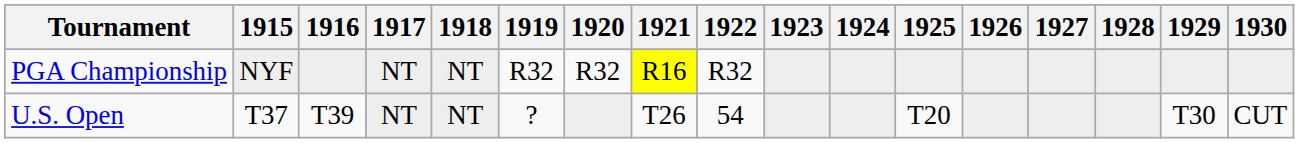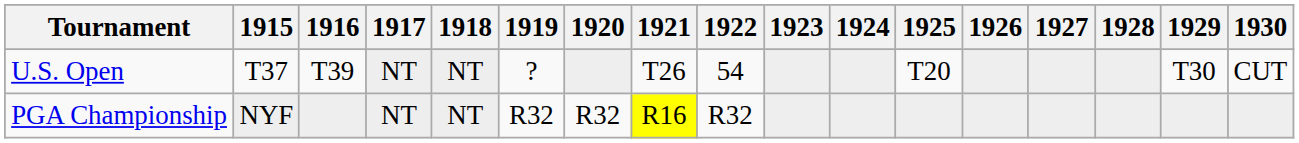rows swapped: (68, 115) <-> (119, 71)
